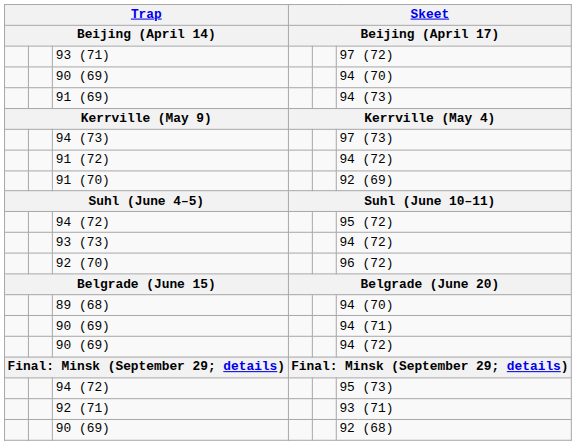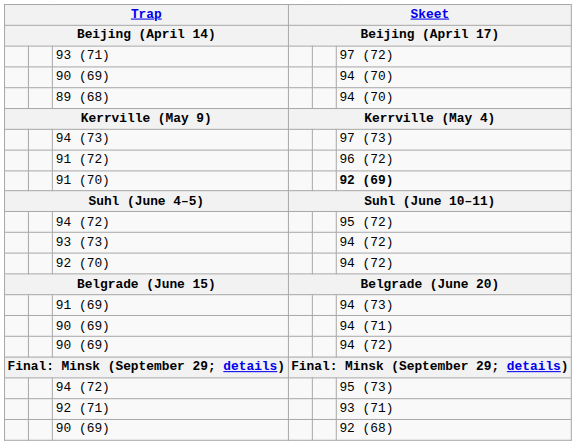rows swapped: (17, 306) <-> (17, 98)
(366, 160) 94 (72) -> (366, 160) 96 (72)
(366, 181) normal -> (366, 181) bold
(366, 264) 96 (72) -> (366, 264) 94 (72)
